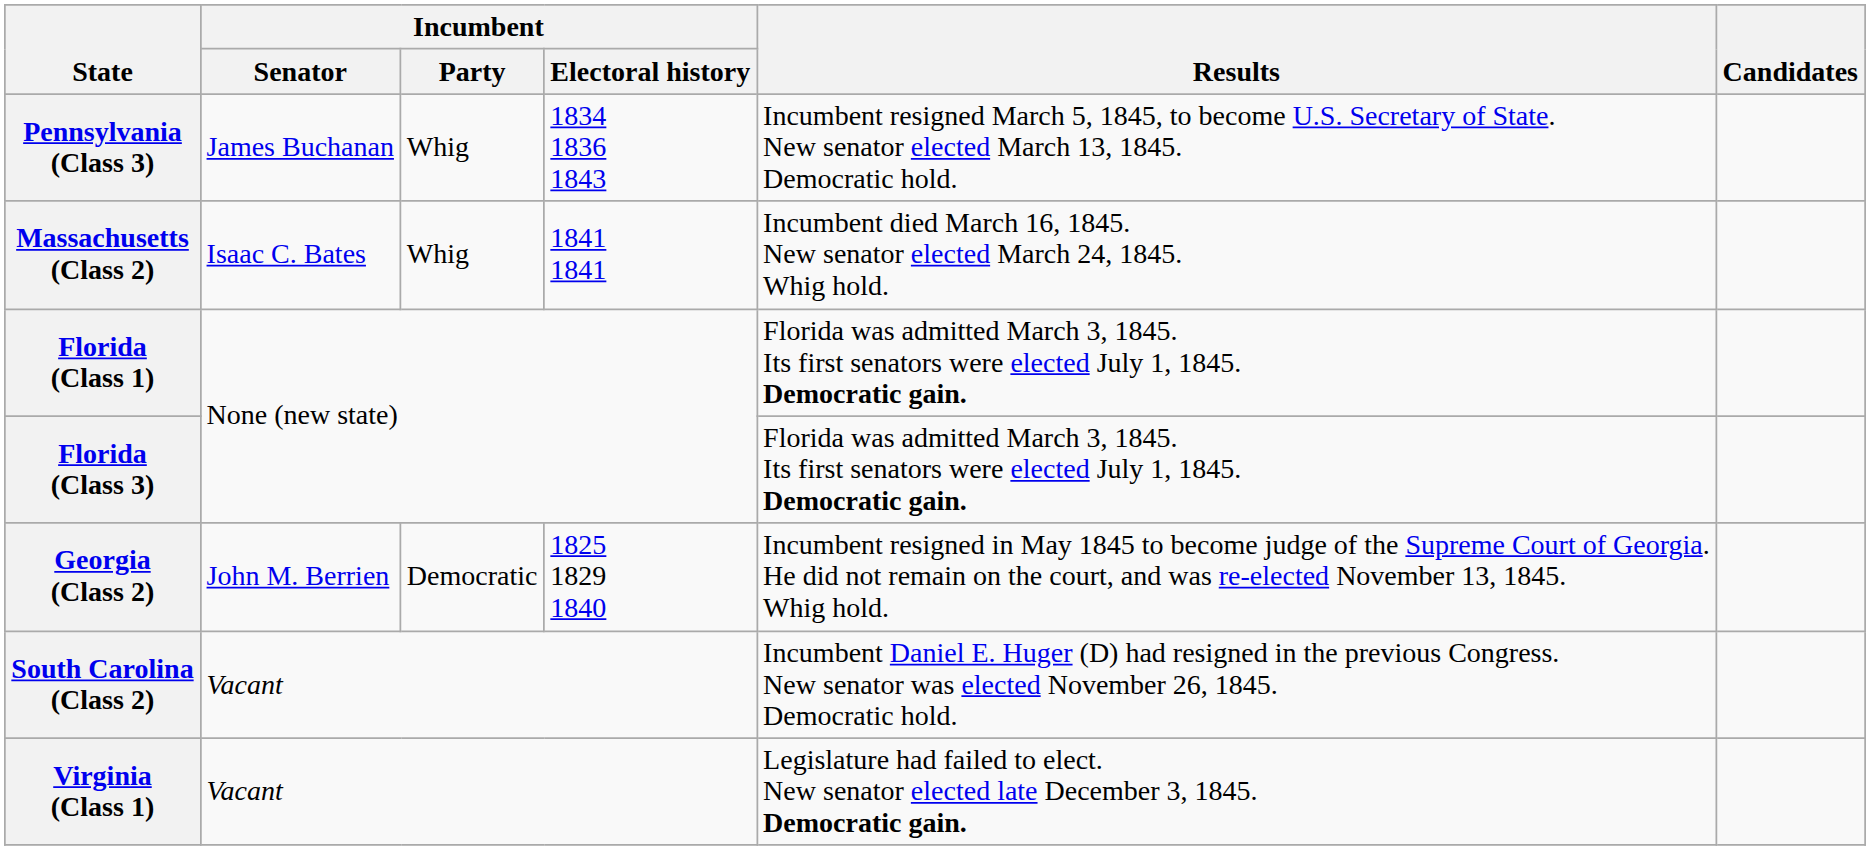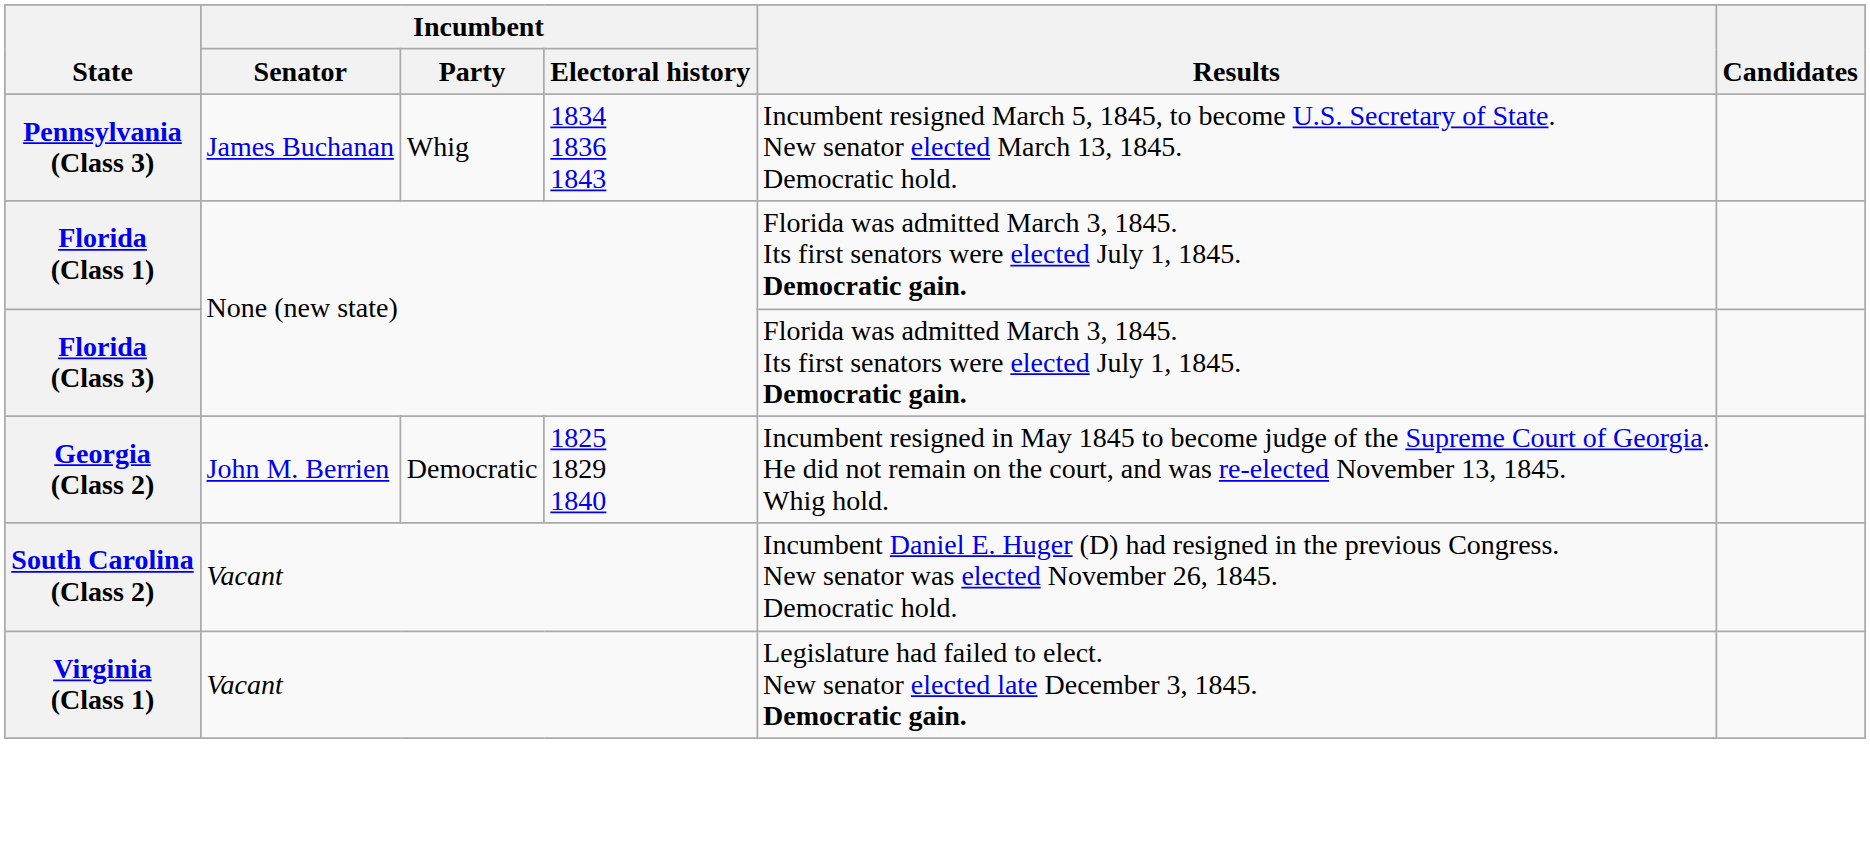- row: (102, 254)
